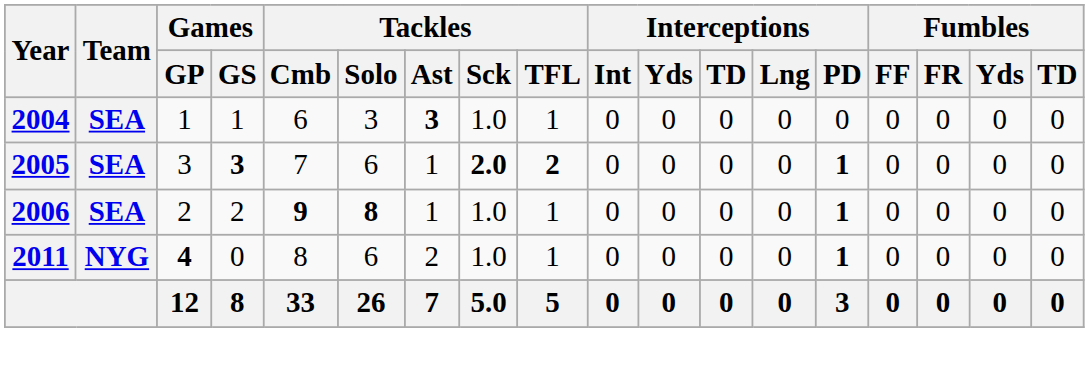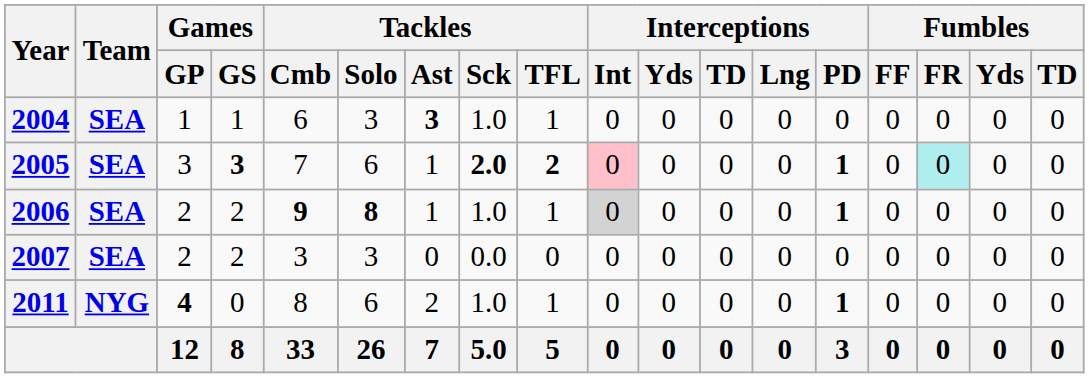(613, 165) no background -> (613, 165) pink background
(943, 165) no background -> (943, 165) paleturquoise background
(613, 211) no background -> (613, 211) lightgrey background
+ row: (41, 257)
